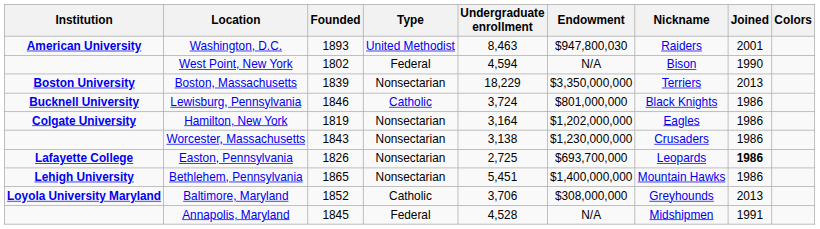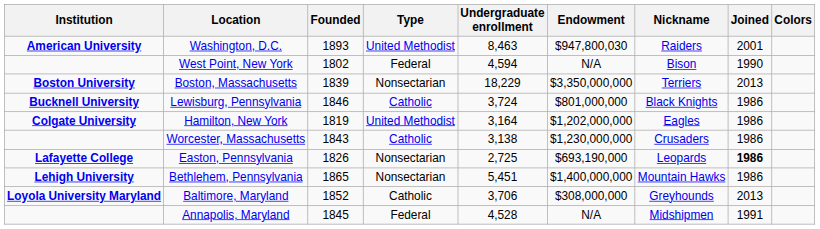(410, 121) Nonsectarian -> (410, 121) United Methodist
(410, 139) Nonsectarian -> (410, 139) Catholic
(591, 158) $693,700,000 -> (591, 158) $693,190,000
